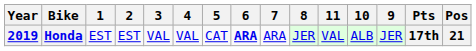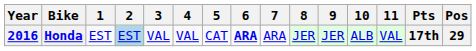columns swapped: (391, 15) <-> (333, 15)
(23, 36) 2019 -> (23, 36) 2016
(129, 36) no background -> (129, 36) lightblue background
(457, 36) 21 -> (457, 36) 29
